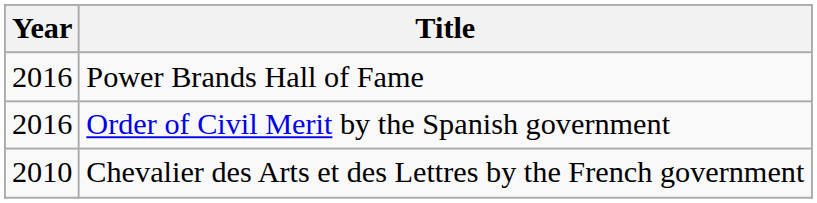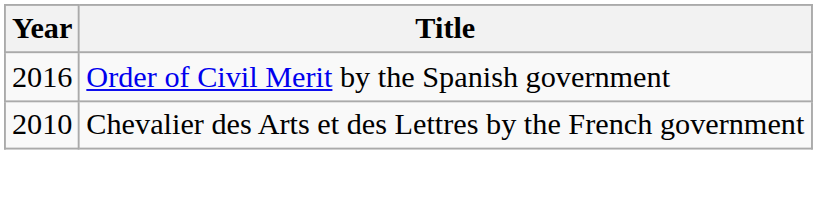- row: (255, 76)
